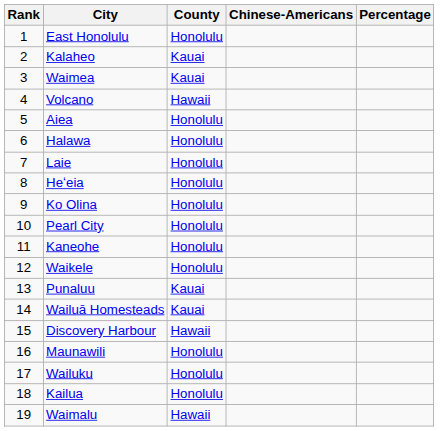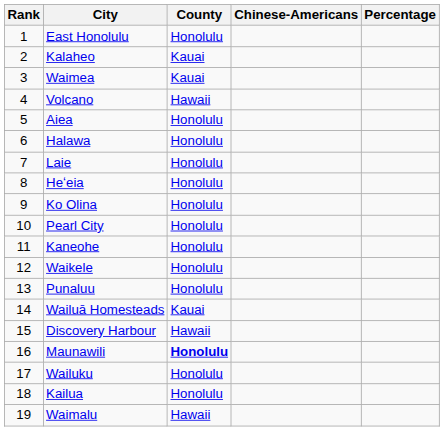(188, 288) Kauai -> (197, 288) Honolulu
(197, 352) normal -> (199, 352) bold
